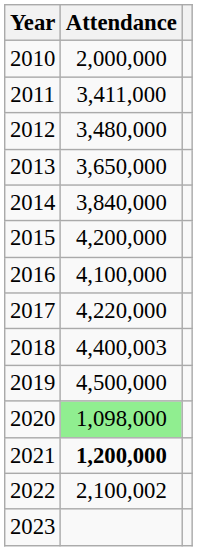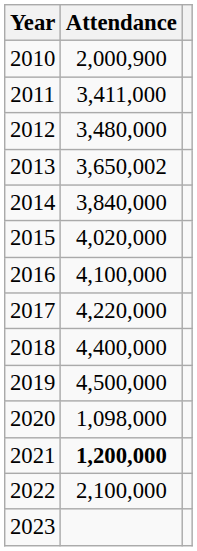(121, 58) 2,000,000 -> (121, 58) 2,000,900
(121, 166) 3,650,000 -> (121, 166) 3,650,002
(121, 238) 4,200,000 -> (121, 238) 4,020,000
(121, 346) 4,400,003 -> (121, 346) 4,400,000
(121, 418) lightgreen background -> (121, 418) no background
(121, 490) 2,100,002 -> (121, 490) 2,100,000
